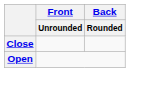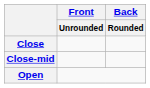+ row: (31, 59)
